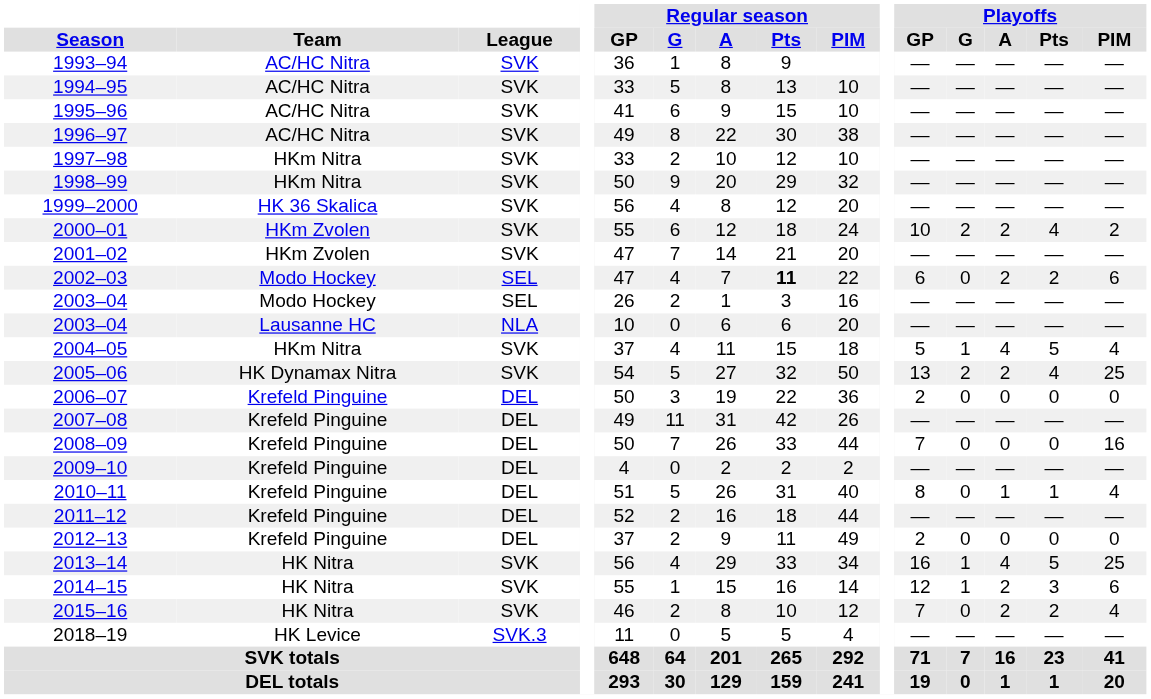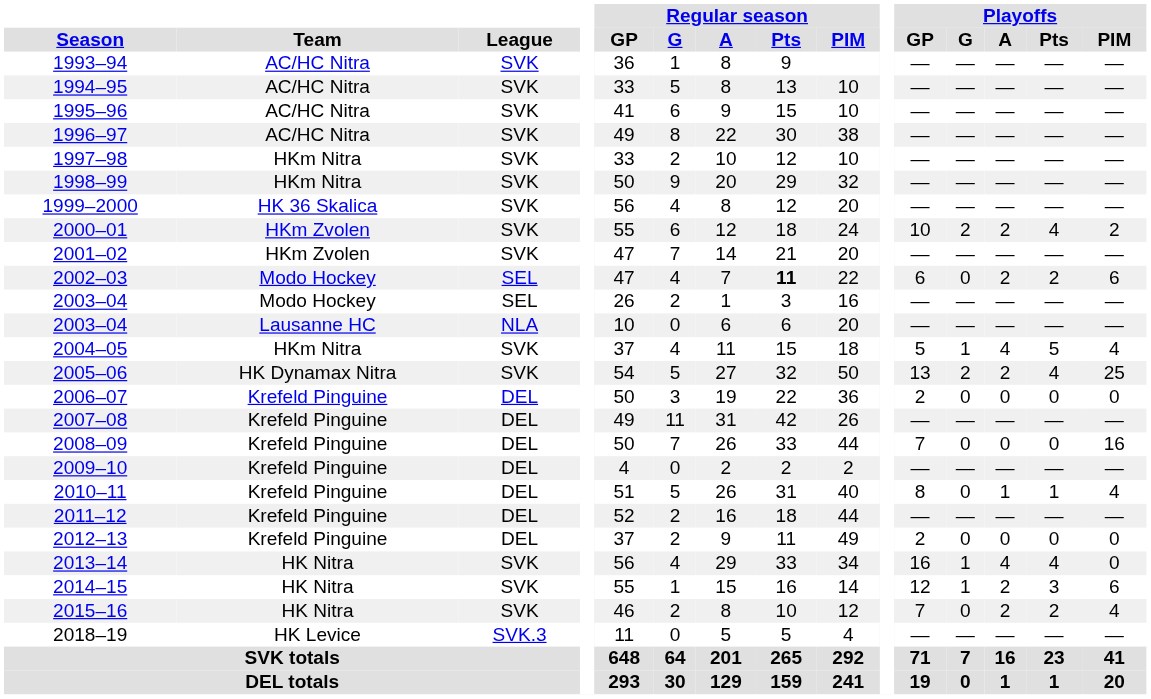(1054, 563) 5 -> (1054, 563) 4
(1114, 563) 25 -> (1114, 563) 0
